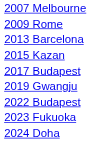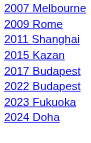+ row: (42, 39)
- row: (44, 39)
- row: (41, 86)
